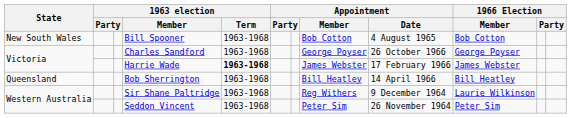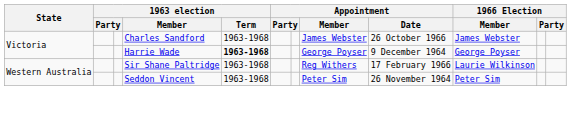- row: (154, 38)
(334, 52) George Poyser -> (334, 38) James Webster
(487, 52) George Poyser -> (487, 38) James Webster
(334, 65) James Webster -> (334, 52) George Poyser
(411, 65) 17 February 1966 -> (408, 52) 9 December 1964
(487, 65) James Webster -> (487, 52) George Poyser
- row: (162, 79)
(408, 92) 9 December 1964 -> (411, 65) 17 February 1966
